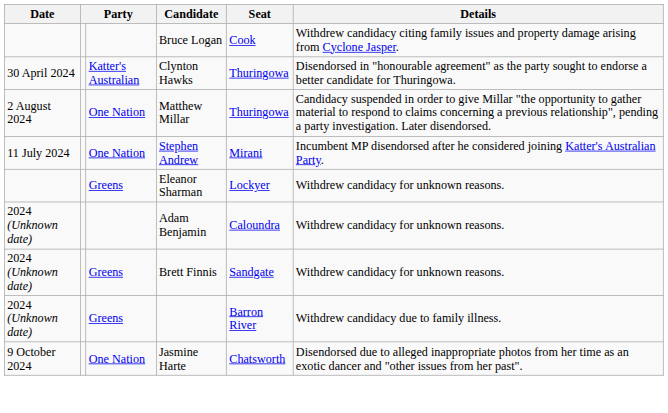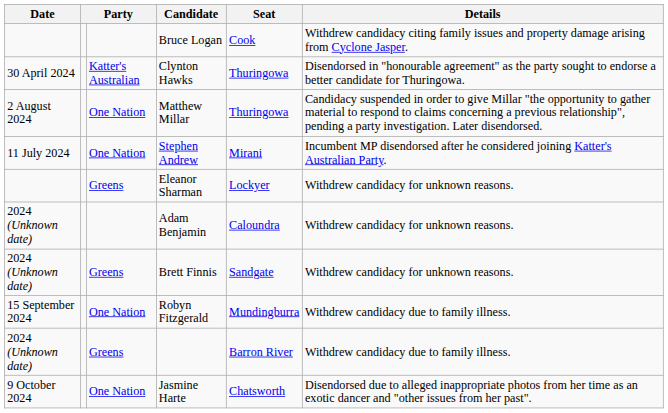+ row: (184, 312)
